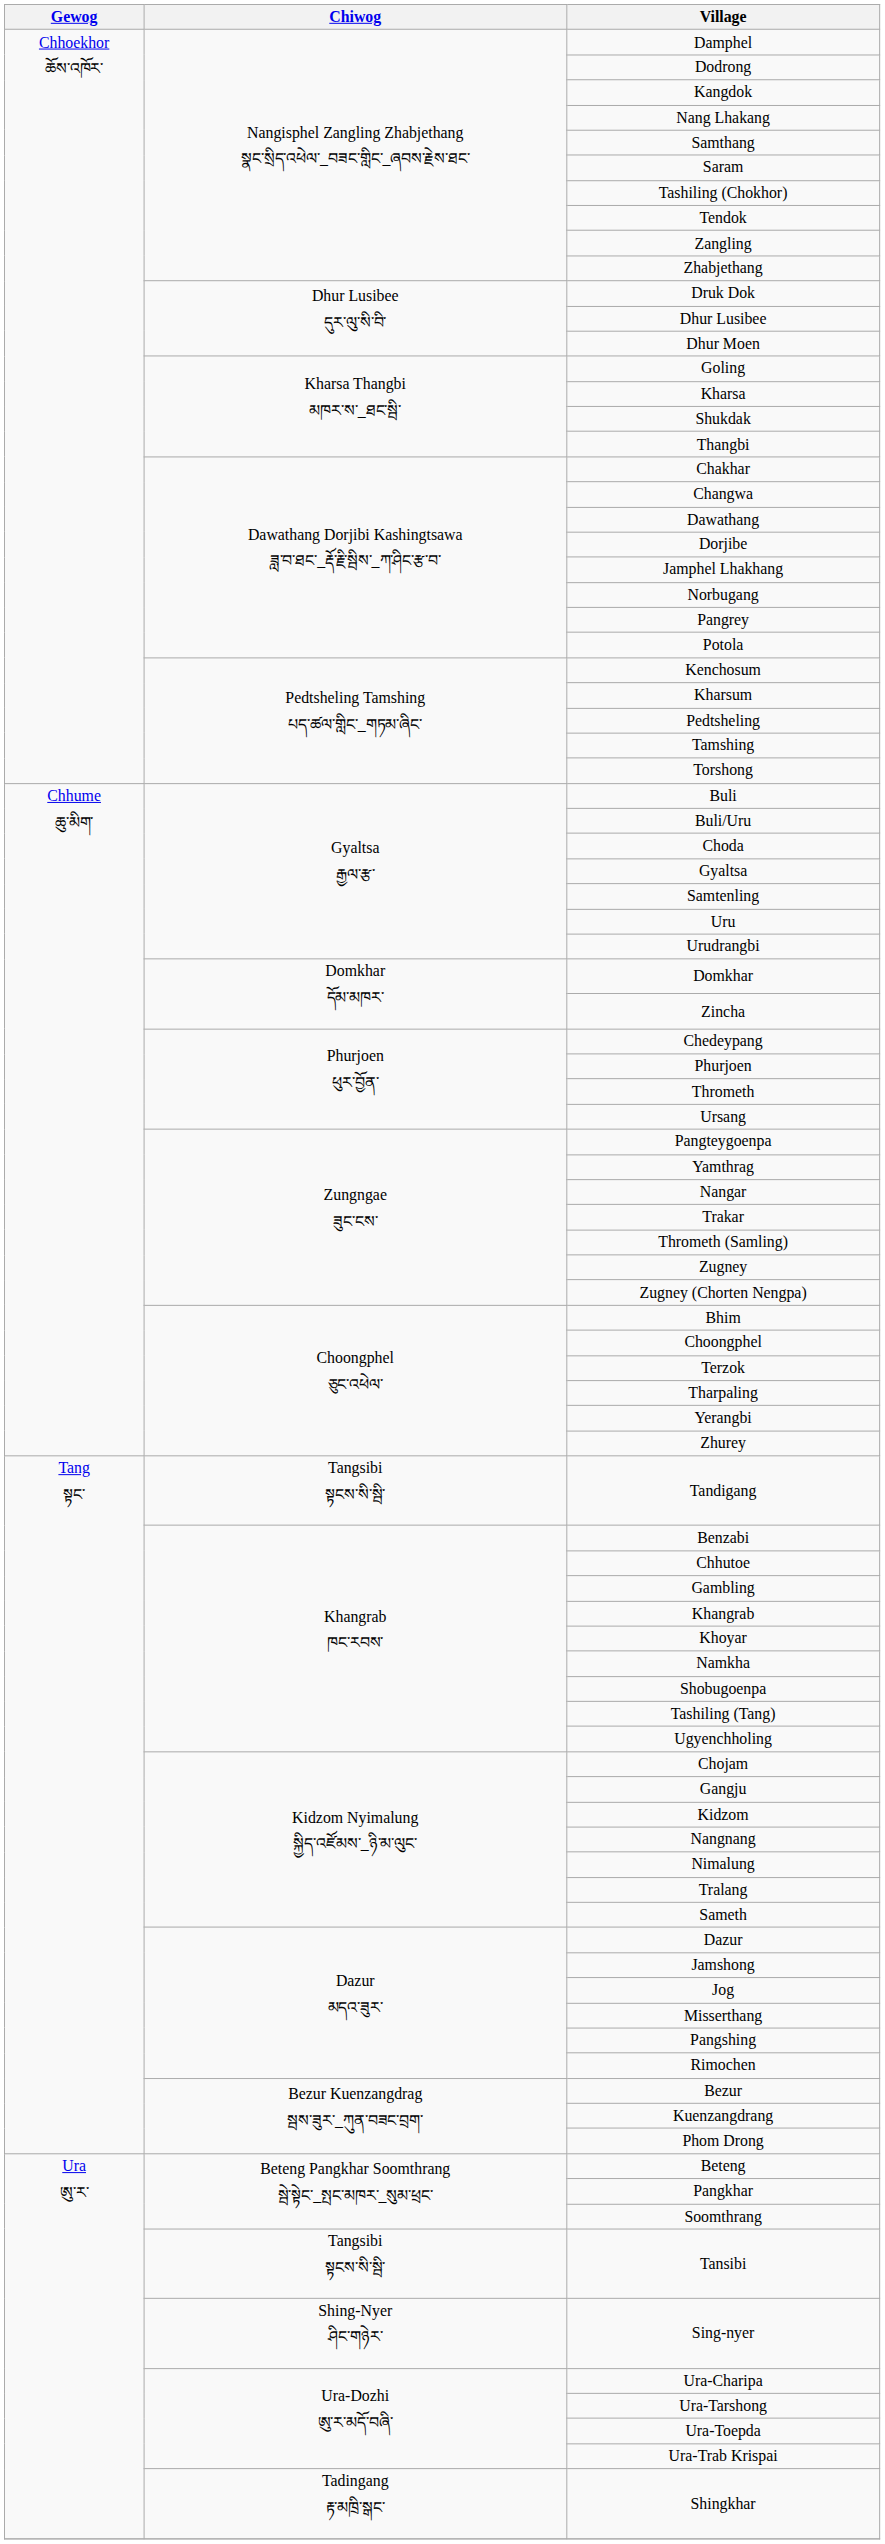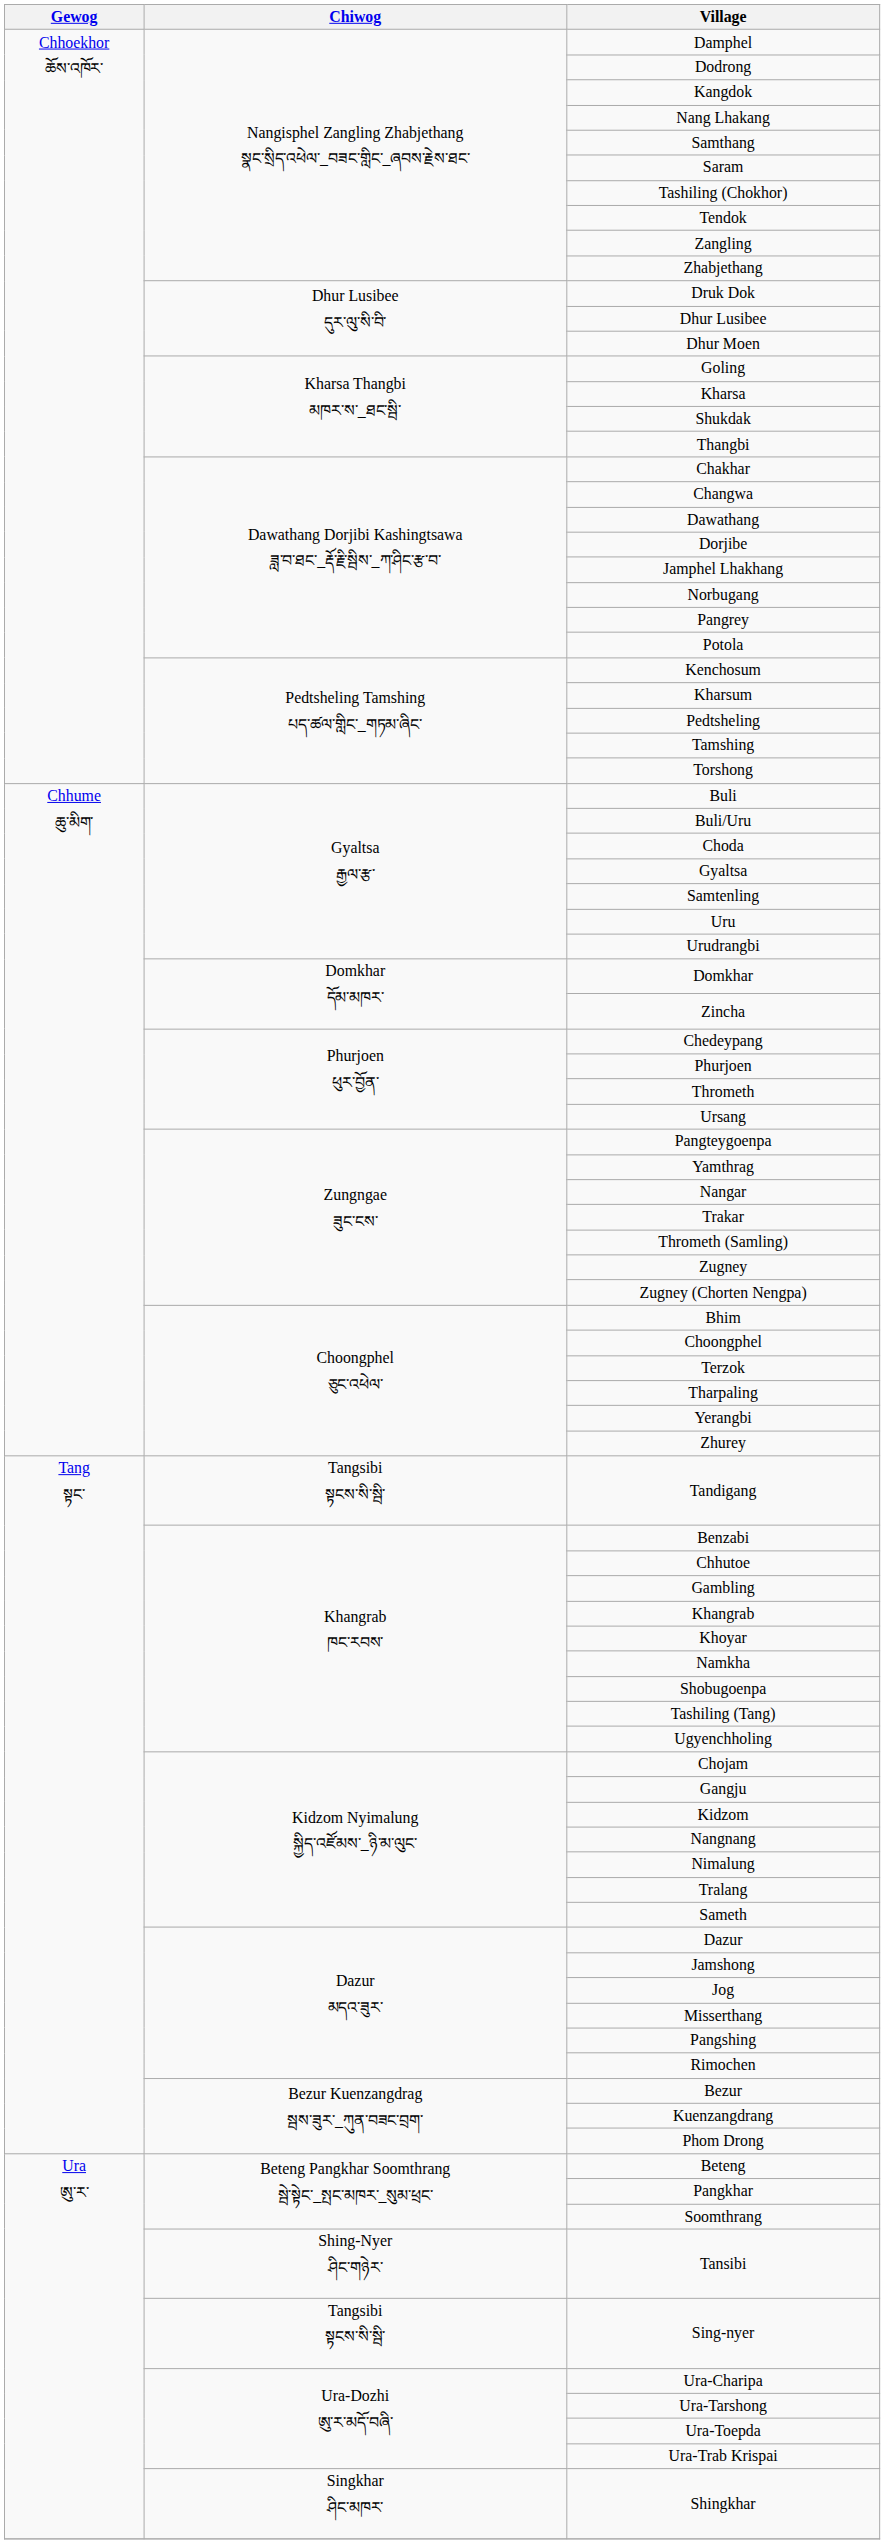(355, 2254) Tangsibi སྟངས་སི་སྦི་ -> (355, 2254) Shing-Nyer ཤིང་གཉེར་
(355, 2324) Shing-Nyer ཤིང་གཉེར་ -> (355, 2324) Tangsibi སྟངས་སི་སྦི་
(355, 2494) Tadingang རྟ་མཁྲི་སྒང་ -> (355, 2494) Singkhar ཤིང་མཁར་
